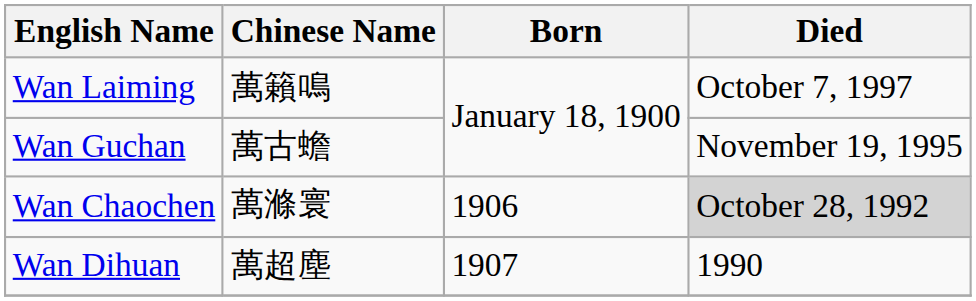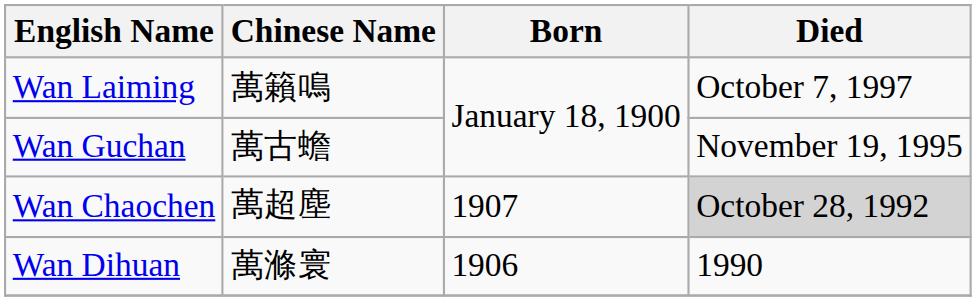(281, 204) 萬滌寰 -> (281, 204) 萬超塵
(485, 205) 1906 -> (485, 205) 1907
(281, 264) 萬超塵 -> (281, 264) 萬滌寰
(485, 265) 1907 -> (485, 265) 1906
